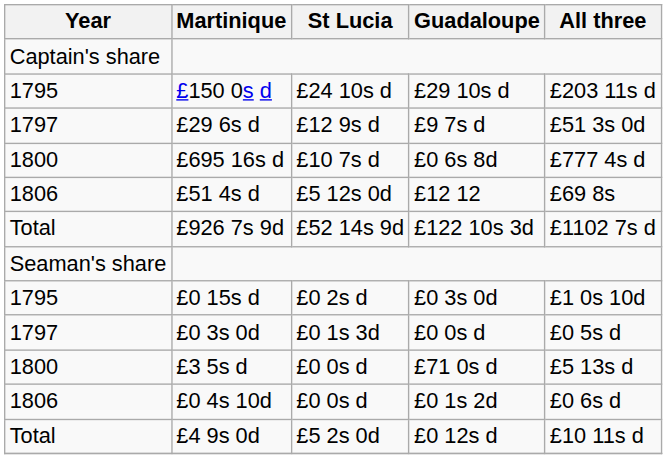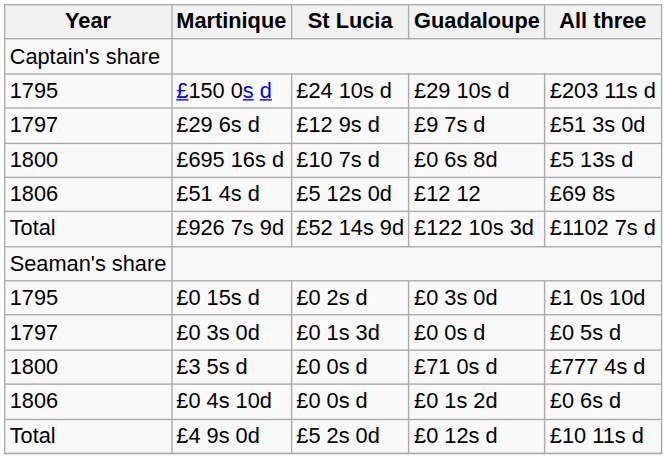(598, 159) £777 4s d -> (592, 159) £5 13s d
(592, 366) £5 13s d -> (598, 366) £777 4s d
